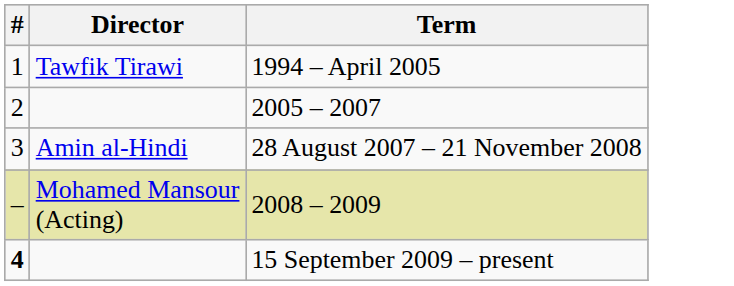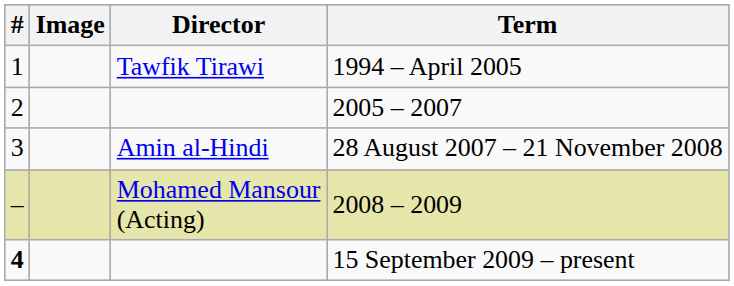+ column: (70, 25)
